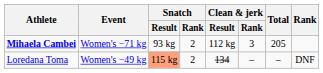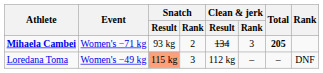(222, 44) 112 kg -> (222, 44) 134
(278, 44) normal -> (278, 44) bold
(193, 60) 2 -> (193, 60) 3
(222, 60) 134 -> (222, 60) 112 kg
